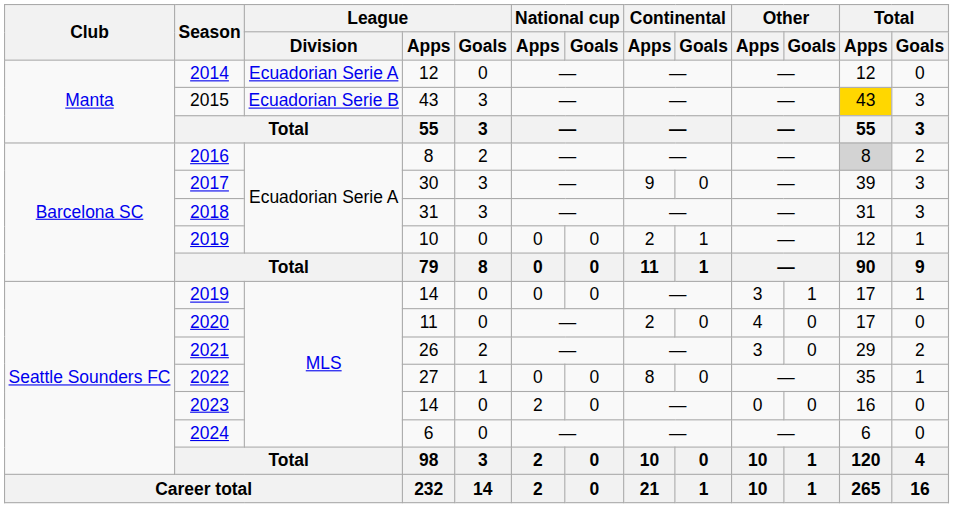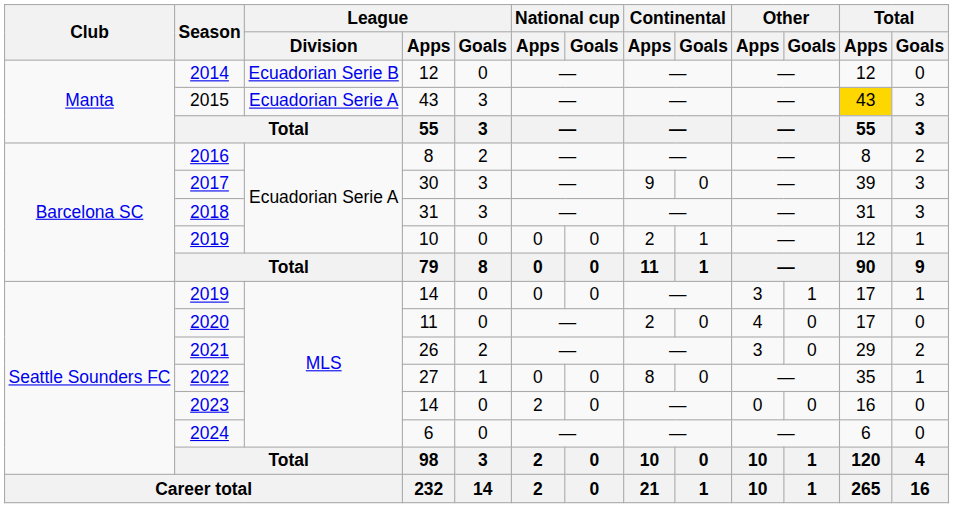(324, 73) Ecuadorian Serie A -> (324, 73) Ecuadorian Serie B
(324, 101) Ecuadorian Serie B -> (324, 101) Ecuadorian Serie A
(866, 156) lightgrey background -> (866, 156) no background
